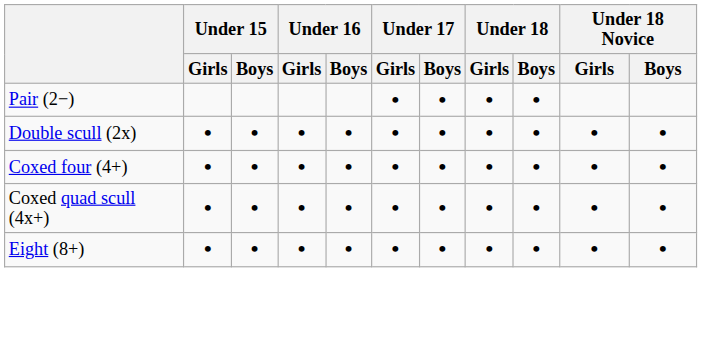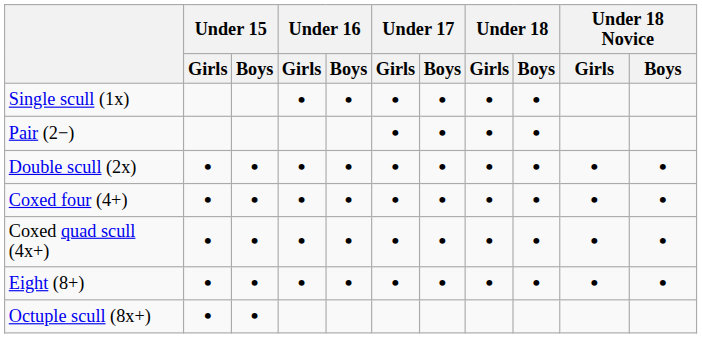+ row: (69, 99)
+ row: (80, 316)
